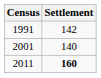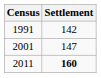(69, 47) 140 -> (69, 47) 147
